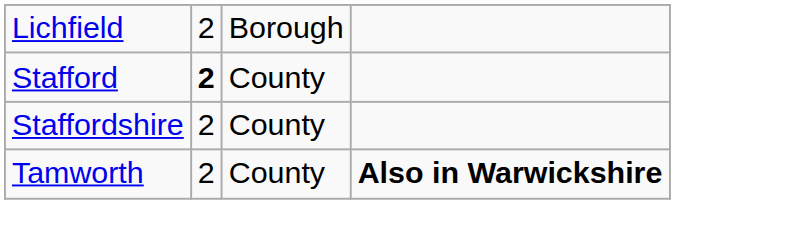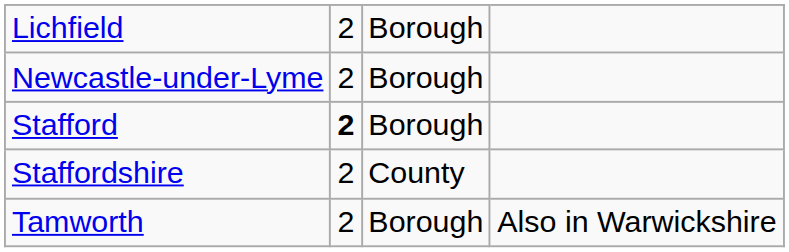+ row: (168, 76)
(277, 76) County -> (426, 125) Borough
(277, 173) County -> (426, 221) Borough
(510, 173) bold -> (637, 221) normal
